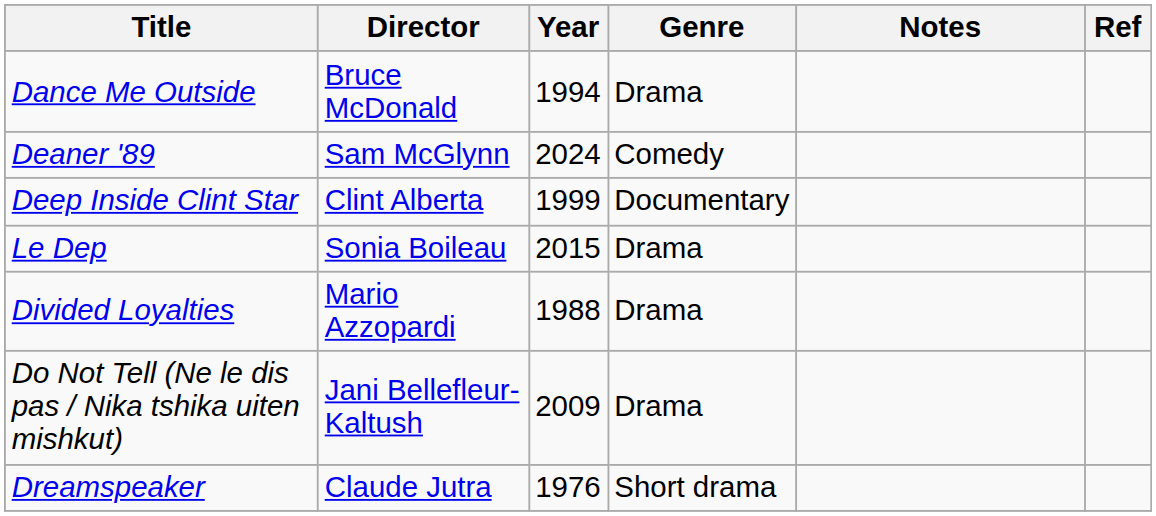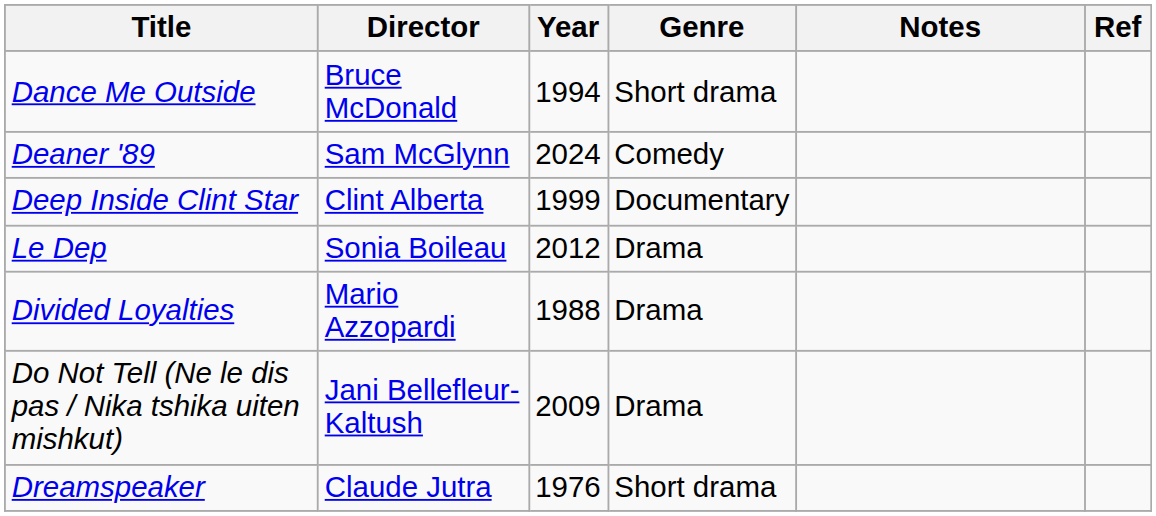(658, 91) Drama -> (695, 91) Short drama
(568, 247) 2015 -> (568, 247) 2012
